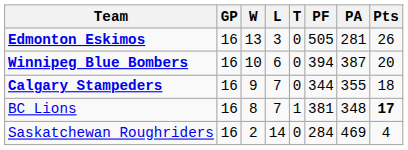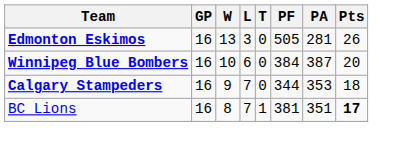(321, 63) 394 -> (287, 63) 384
(353, 86) 355 -> (319, 86) 353
(353, 110) 348 -> (319, 110) 351
- row: (111, 133)
